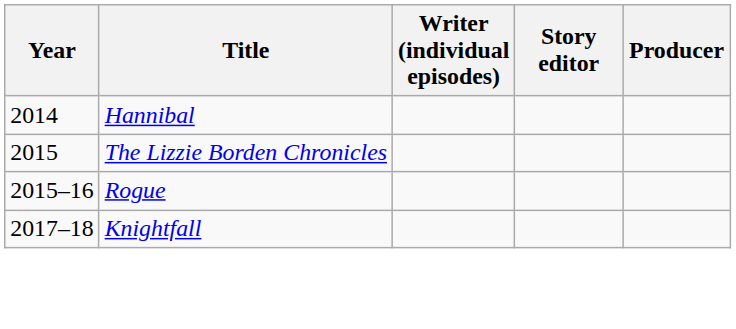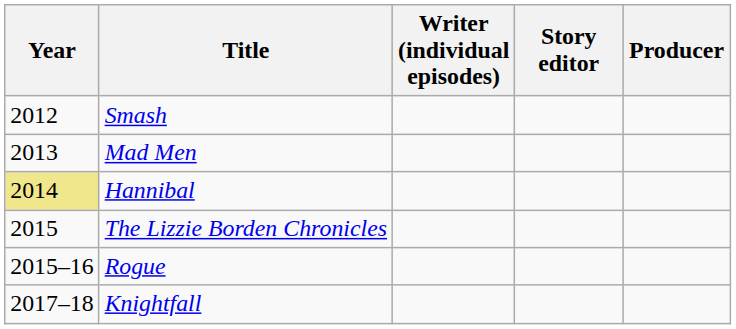+ row: (136, 114)
+ row: (151, 152)
(34, 114) no background -> (34, 190) khaki background
